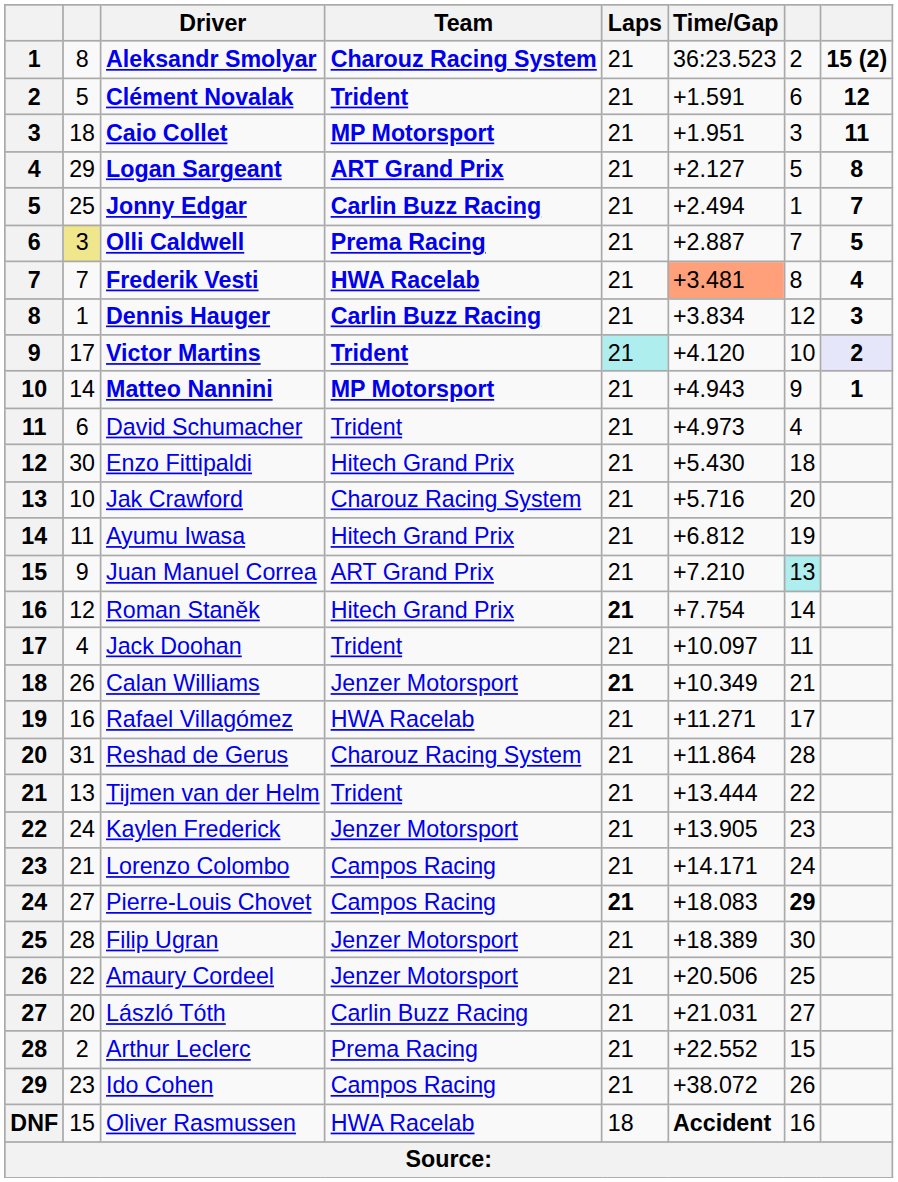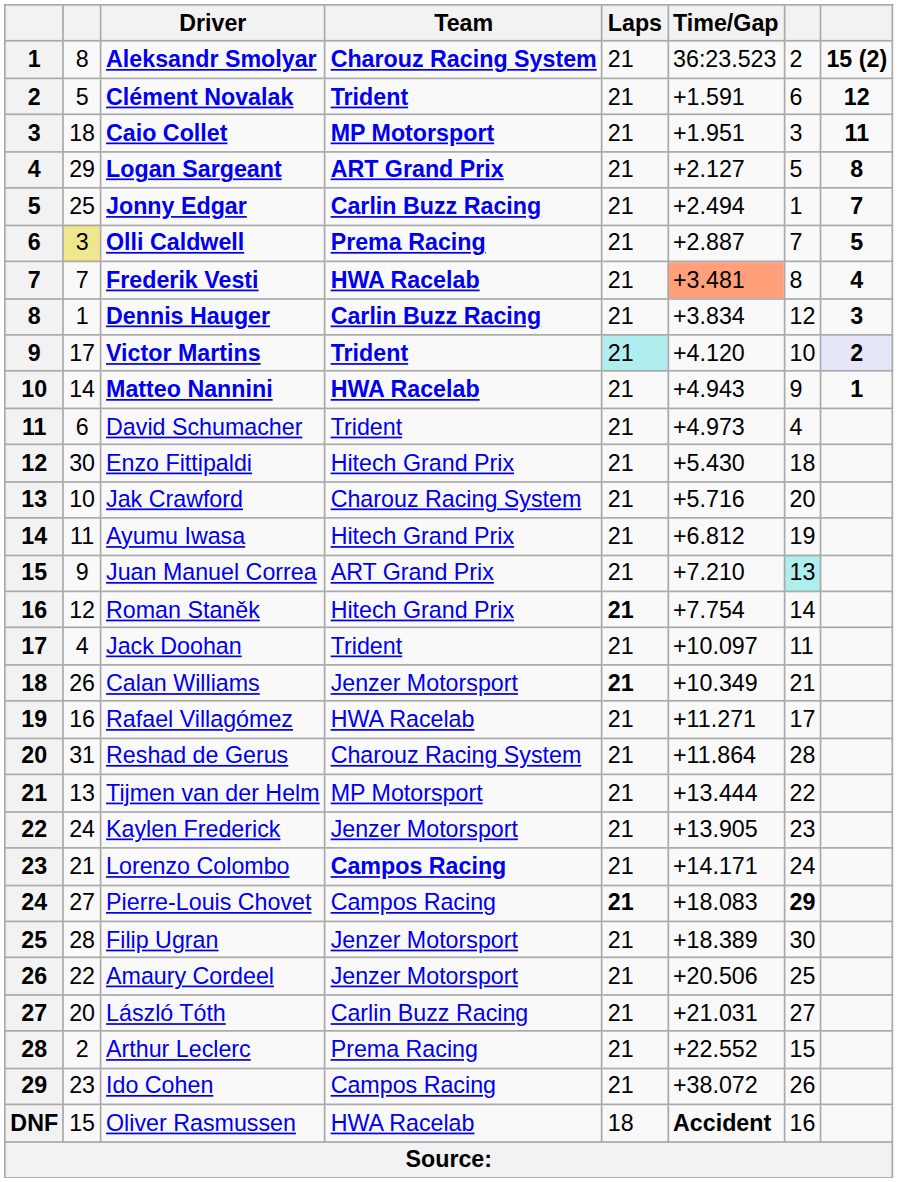(412, 389) MP Motorsport -> (405, 389) HWA Racelab
(366, 793) Trident -> (407, 793) MP Motorsport
(413, 866) normal -> (418, 866) bold
